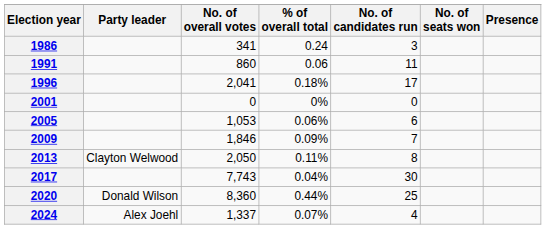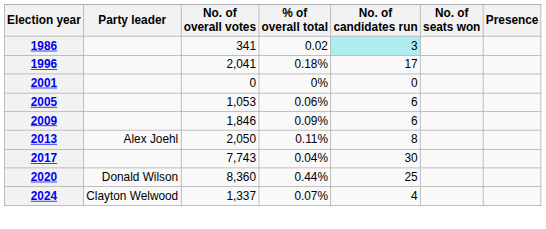(316, 45) 0.24 -> (316, 45) 0.02
(414, 45) no background -> (414, 45) paleturquoise background
- row: (44, 64)
(414, 139) 7 -> (414, 121) 6
(132, 158) Clayton Welwood -> (151, 139) Alex Joehl
(151, 214) Alex Joehl -> (132, 196) Clayton Welwood
